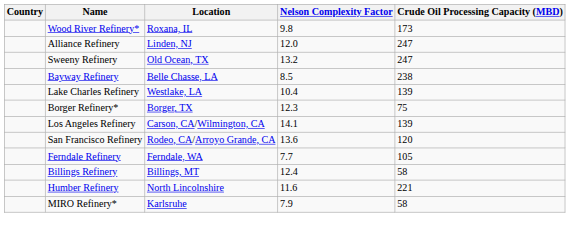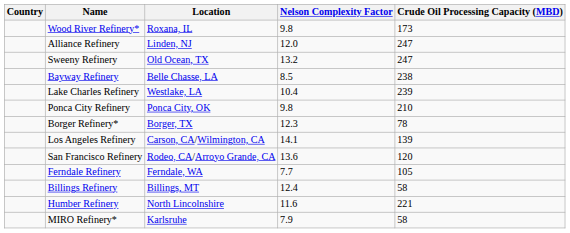(405, 92) 139 -> (405, 92) 239
+ row: (89, 108)
(402, 108) 75 -> (402, 124) 78
